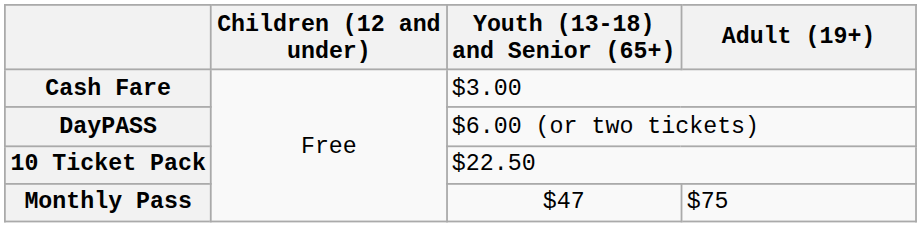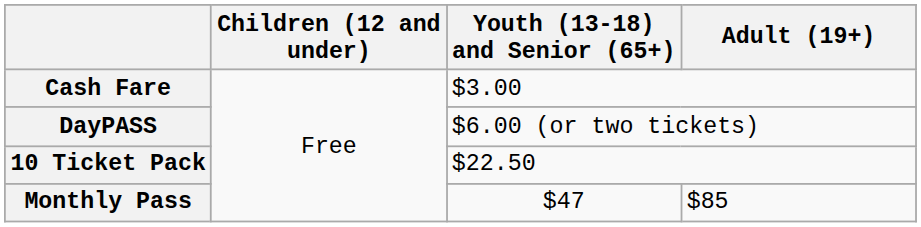(708, 202) $75 -> (708, 202) $85
